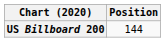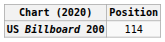(134, 29) 144 -> (134, 29) 114
